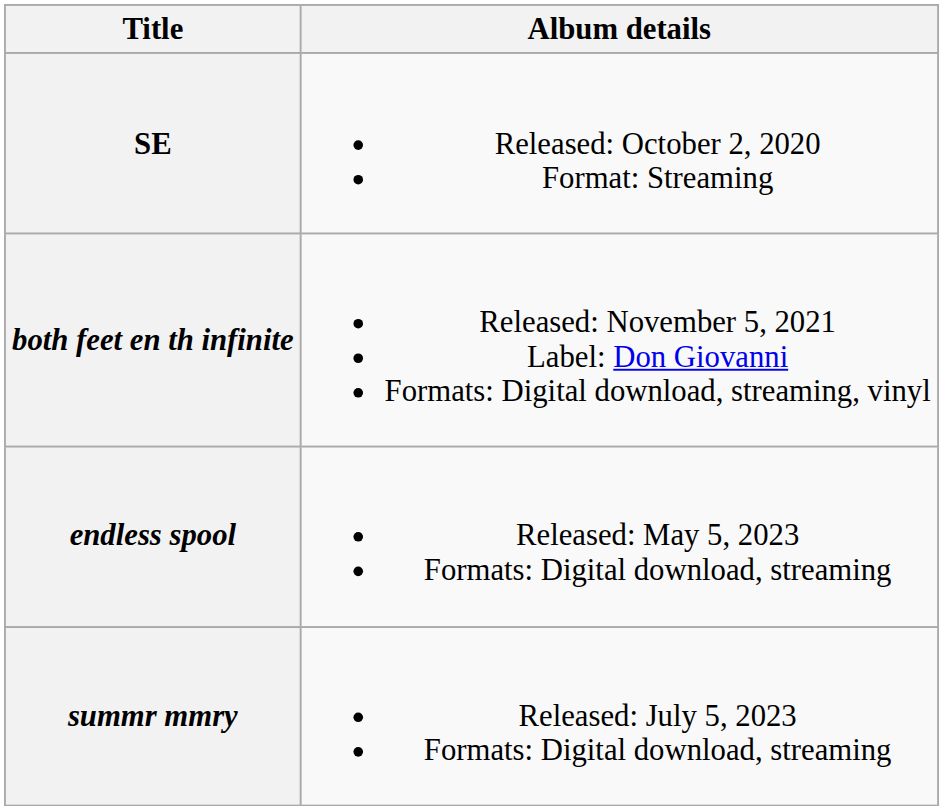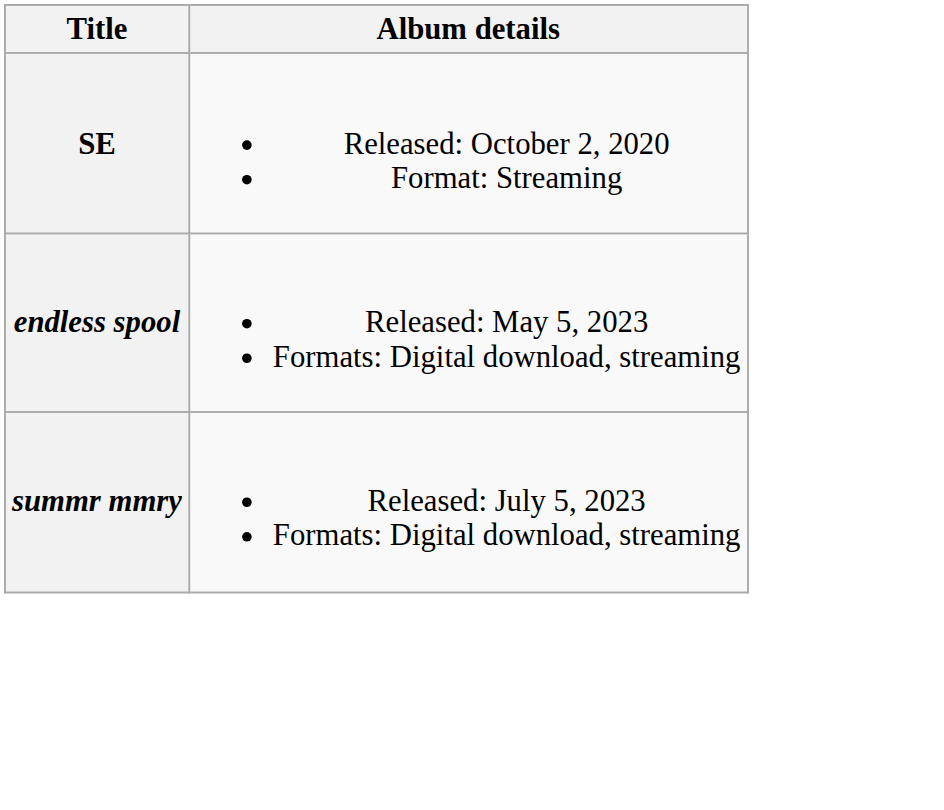- row: (153, 339)
